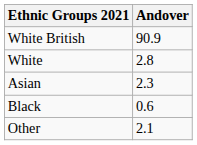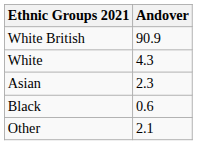(145, 60) 2.8 -> (145, 60) 4.3
